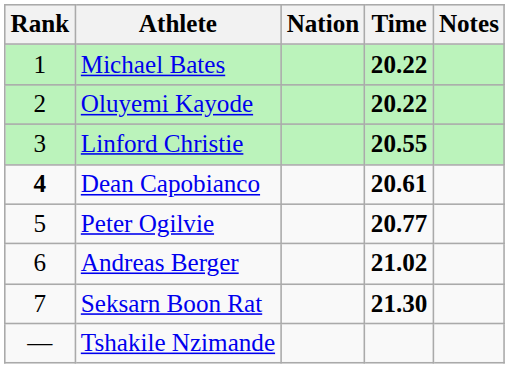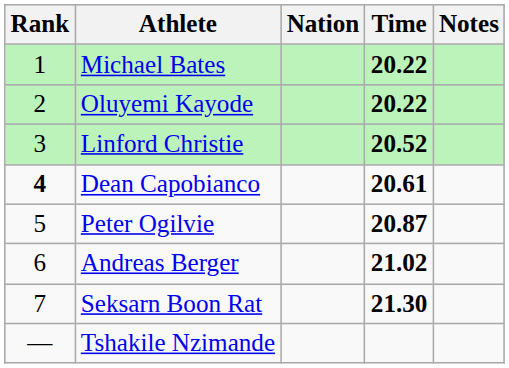(399, 143) 20.55 -> (399, 143) 20.52
(399, 223) 20.77 -> (399, 223) 20.87
